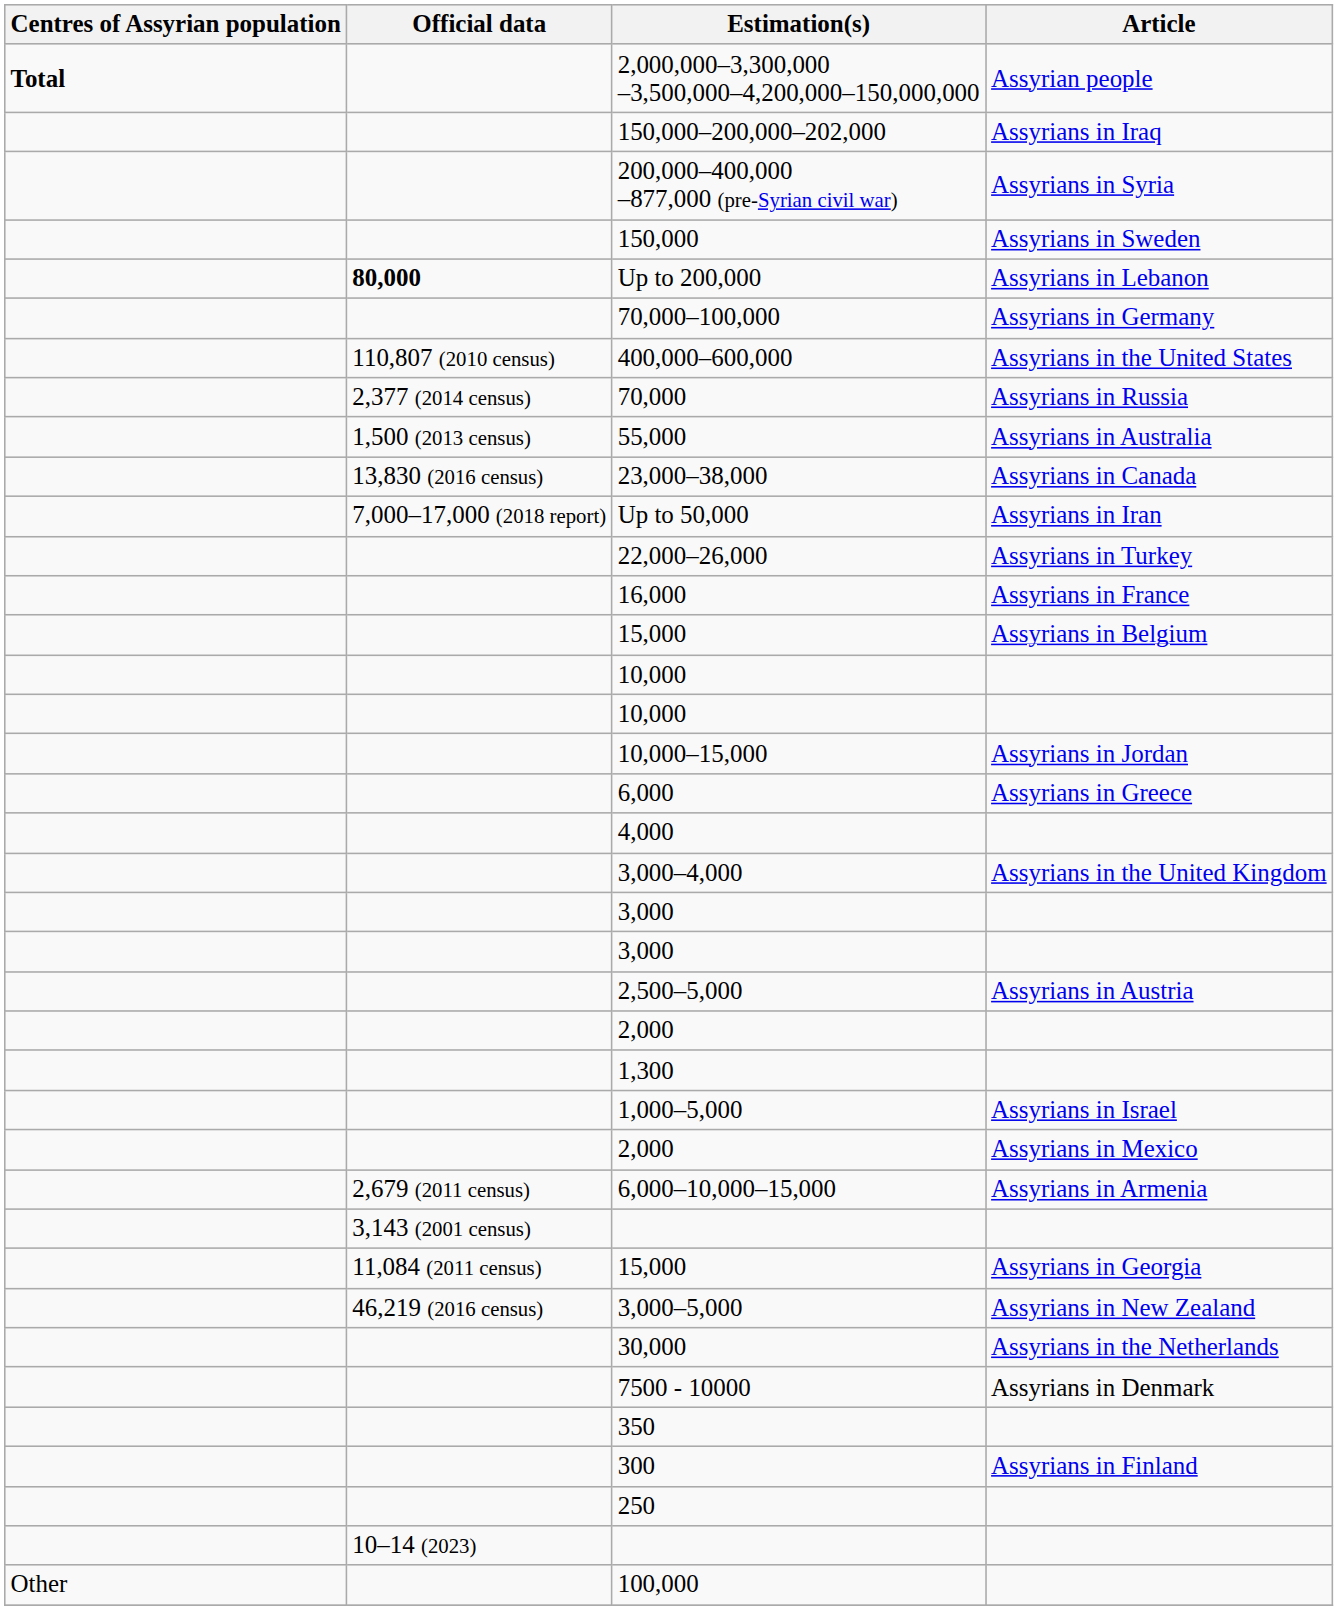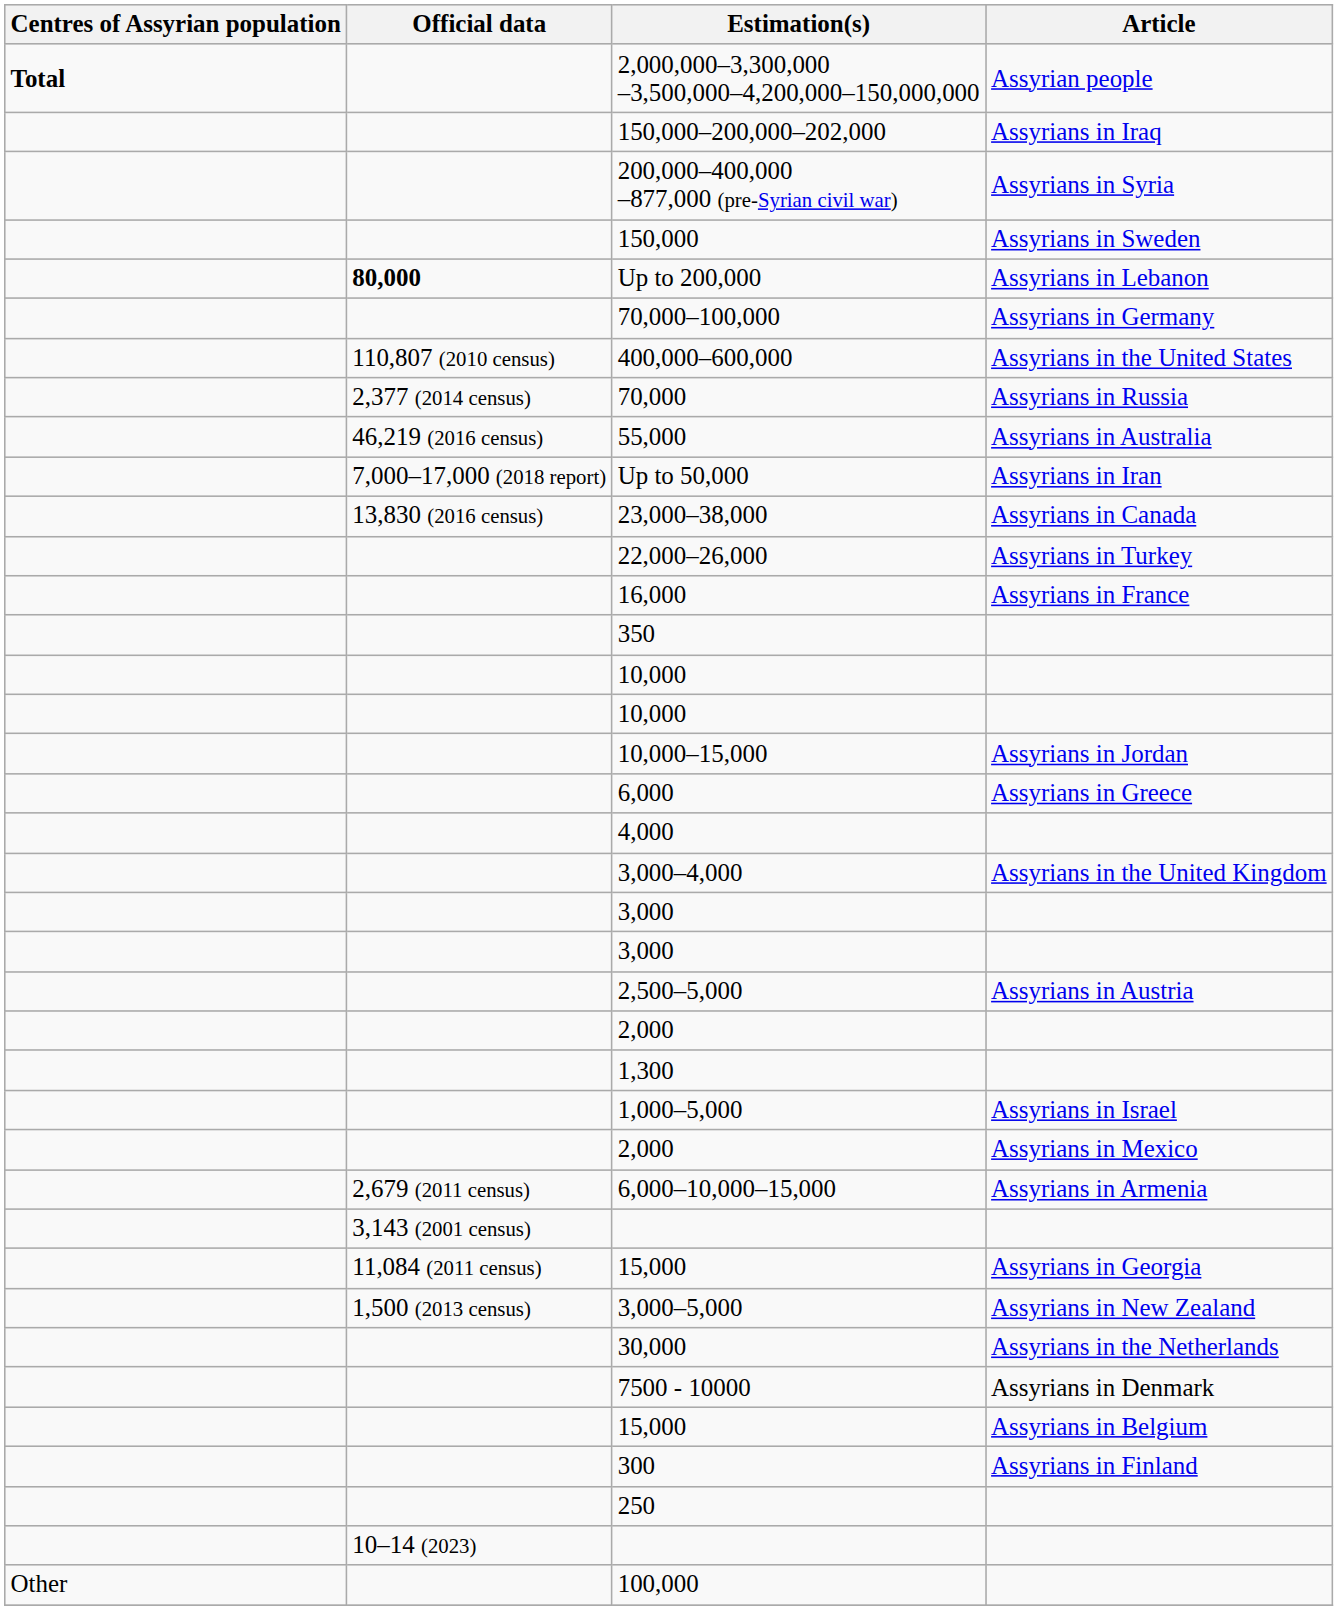(442, 436) 1,500 (2013 census) -> (448, 436) 46,219 (2016 census)
rows swapped: (693, 476) <-> (683, 515)
rows swapped: (652, 634) <-> (636, 1426)
(448, 1307) 46,219 (2016 census) -> (442, 1307) 1,500 (2013 census)
